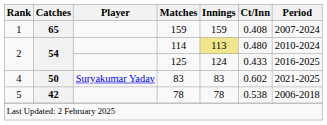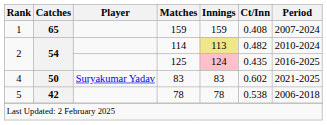(255, 45) 0.480 -> (255, 45) 0.482
(219, 62) no background -> (219, 62) pink background
(255, 62) 0.433 -> (255, 62) 0.435
